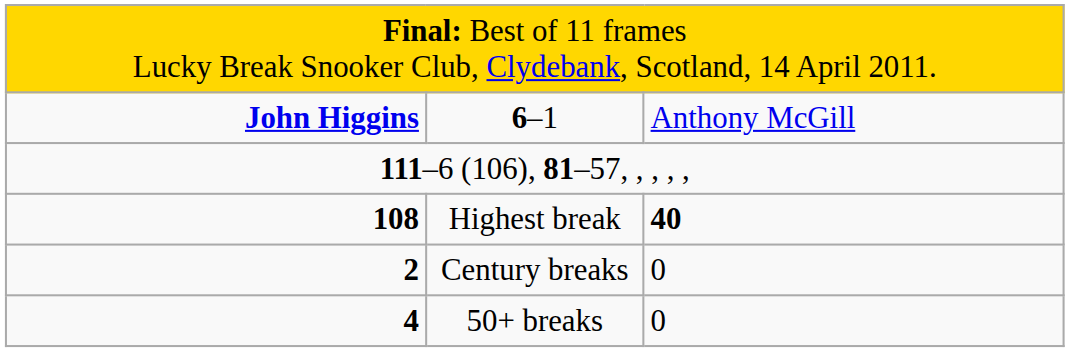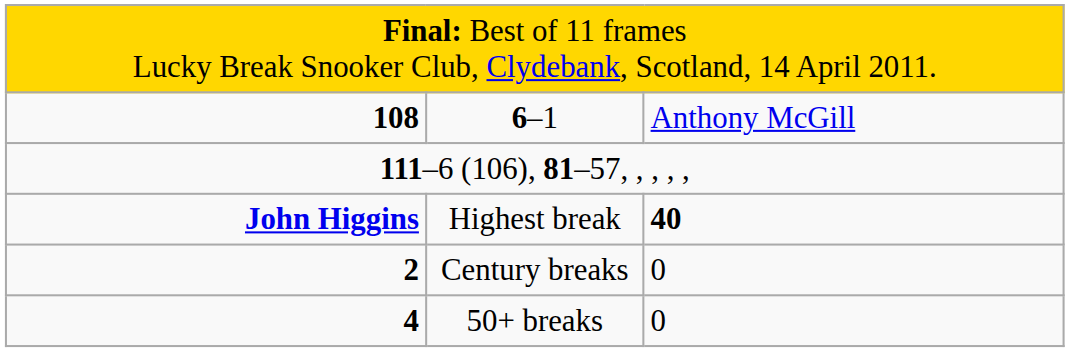(332, 117) John Higgins -> (396, 117) 108
(396, 219) 108 -> (332, 219) John Higgins
